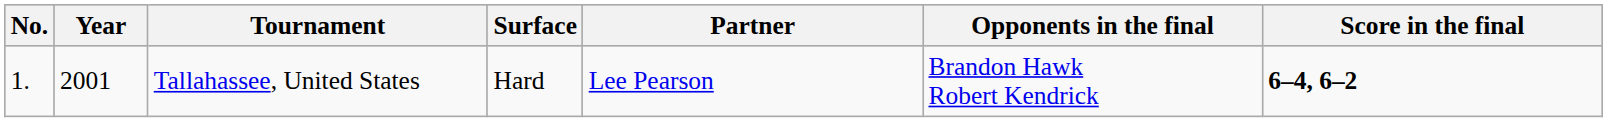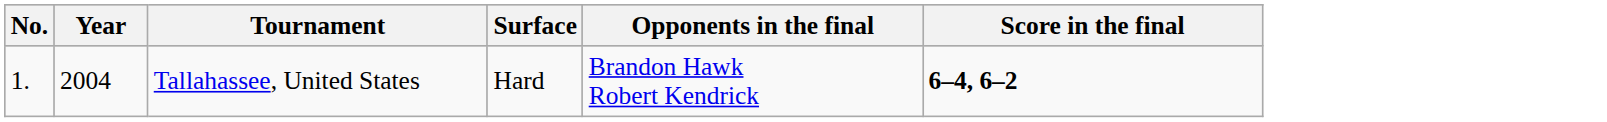- column: (753, 24)
(85, 80) 2001 -> (85, 80) 2004
